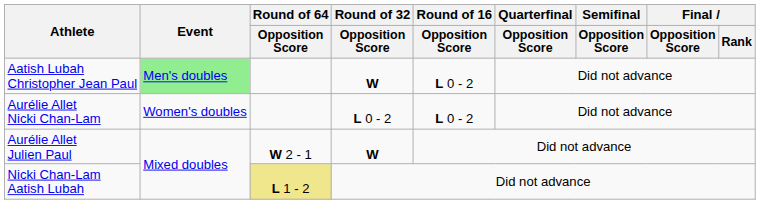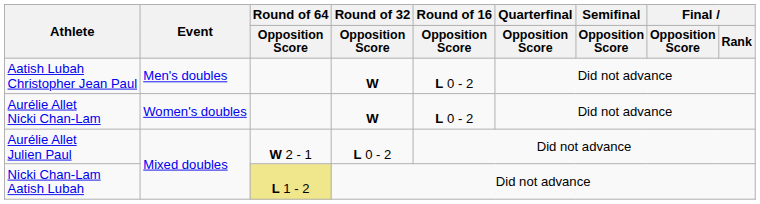(185, 76) lightgreen background -> (185, 76) no background
(372, 119) L 0 - 2 -> (372, 119) W
(372, 154) W -> (372, 154) L 0 - 2
